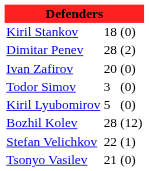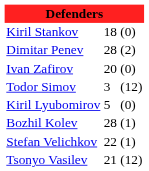(128, 86) (0) -> (131, 86) (12)
(131, 123) (12) -> (128, 123) (1)
(128, 159) (0) -> (131, 159) (12)
